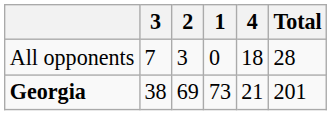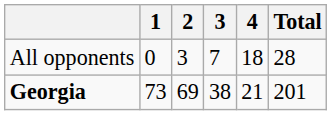columns swapped: (220, 22) <-> (155, 22)
